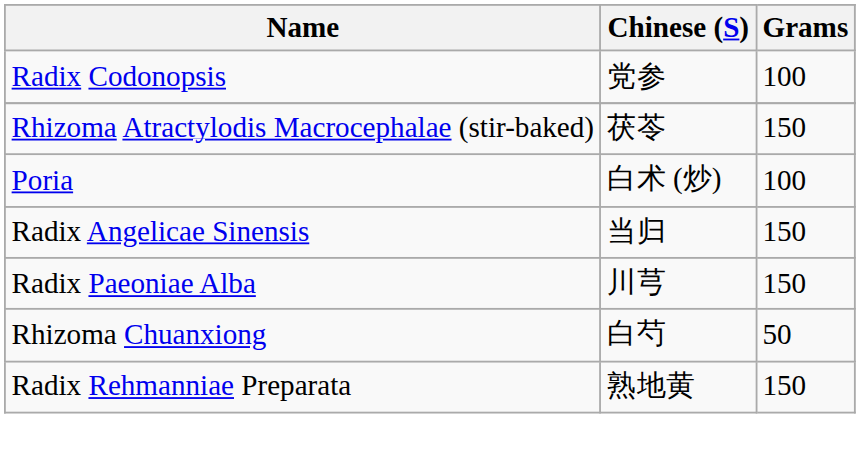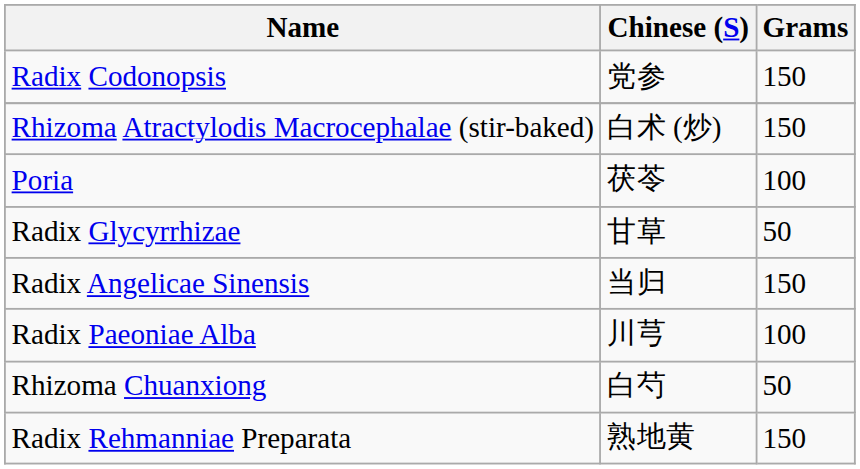(784, 76) 100 -> (784, 76) 150
(637, 127) 茯苓 -> (664, 127) 白术 (炒)
(664, 178) 白术 (炒) -> (637, 178) 茯苓
+ row: (126, 231)
(784, 283) 150 -> (784, 334) 100
